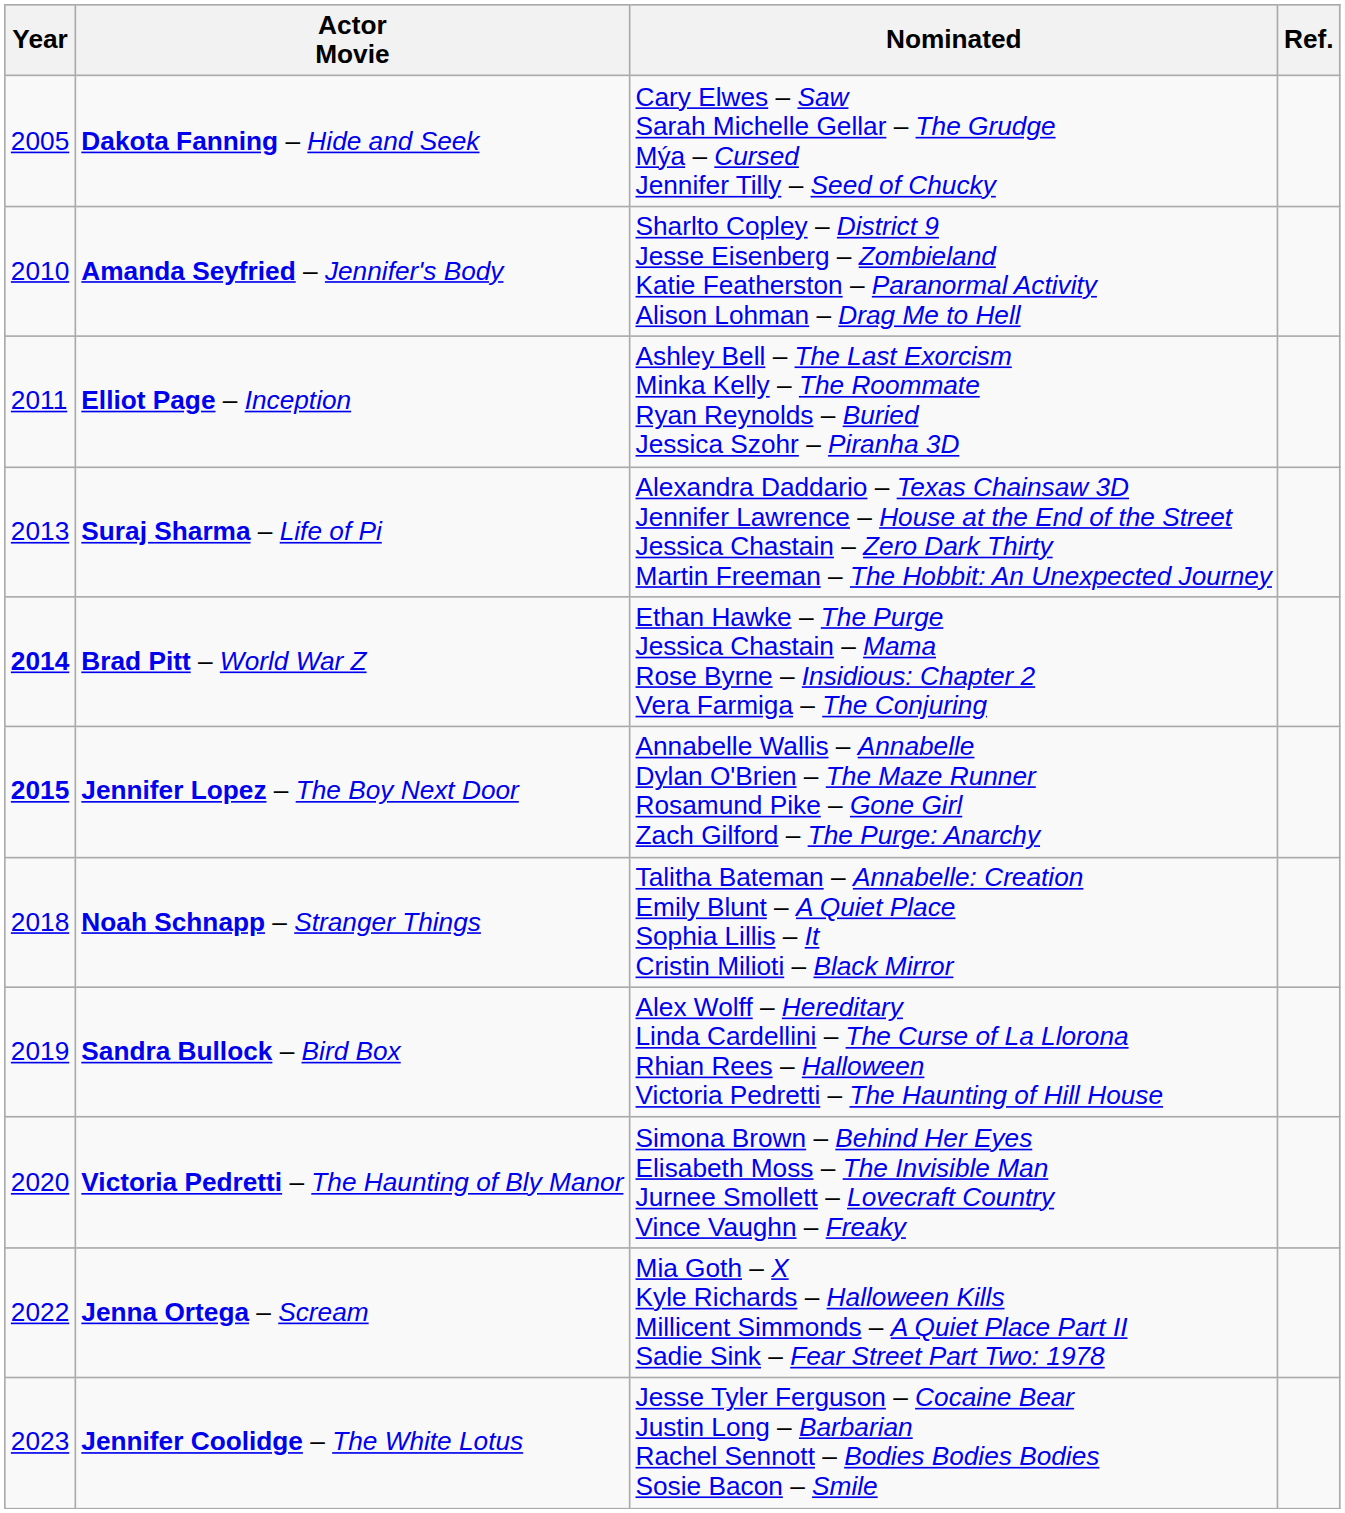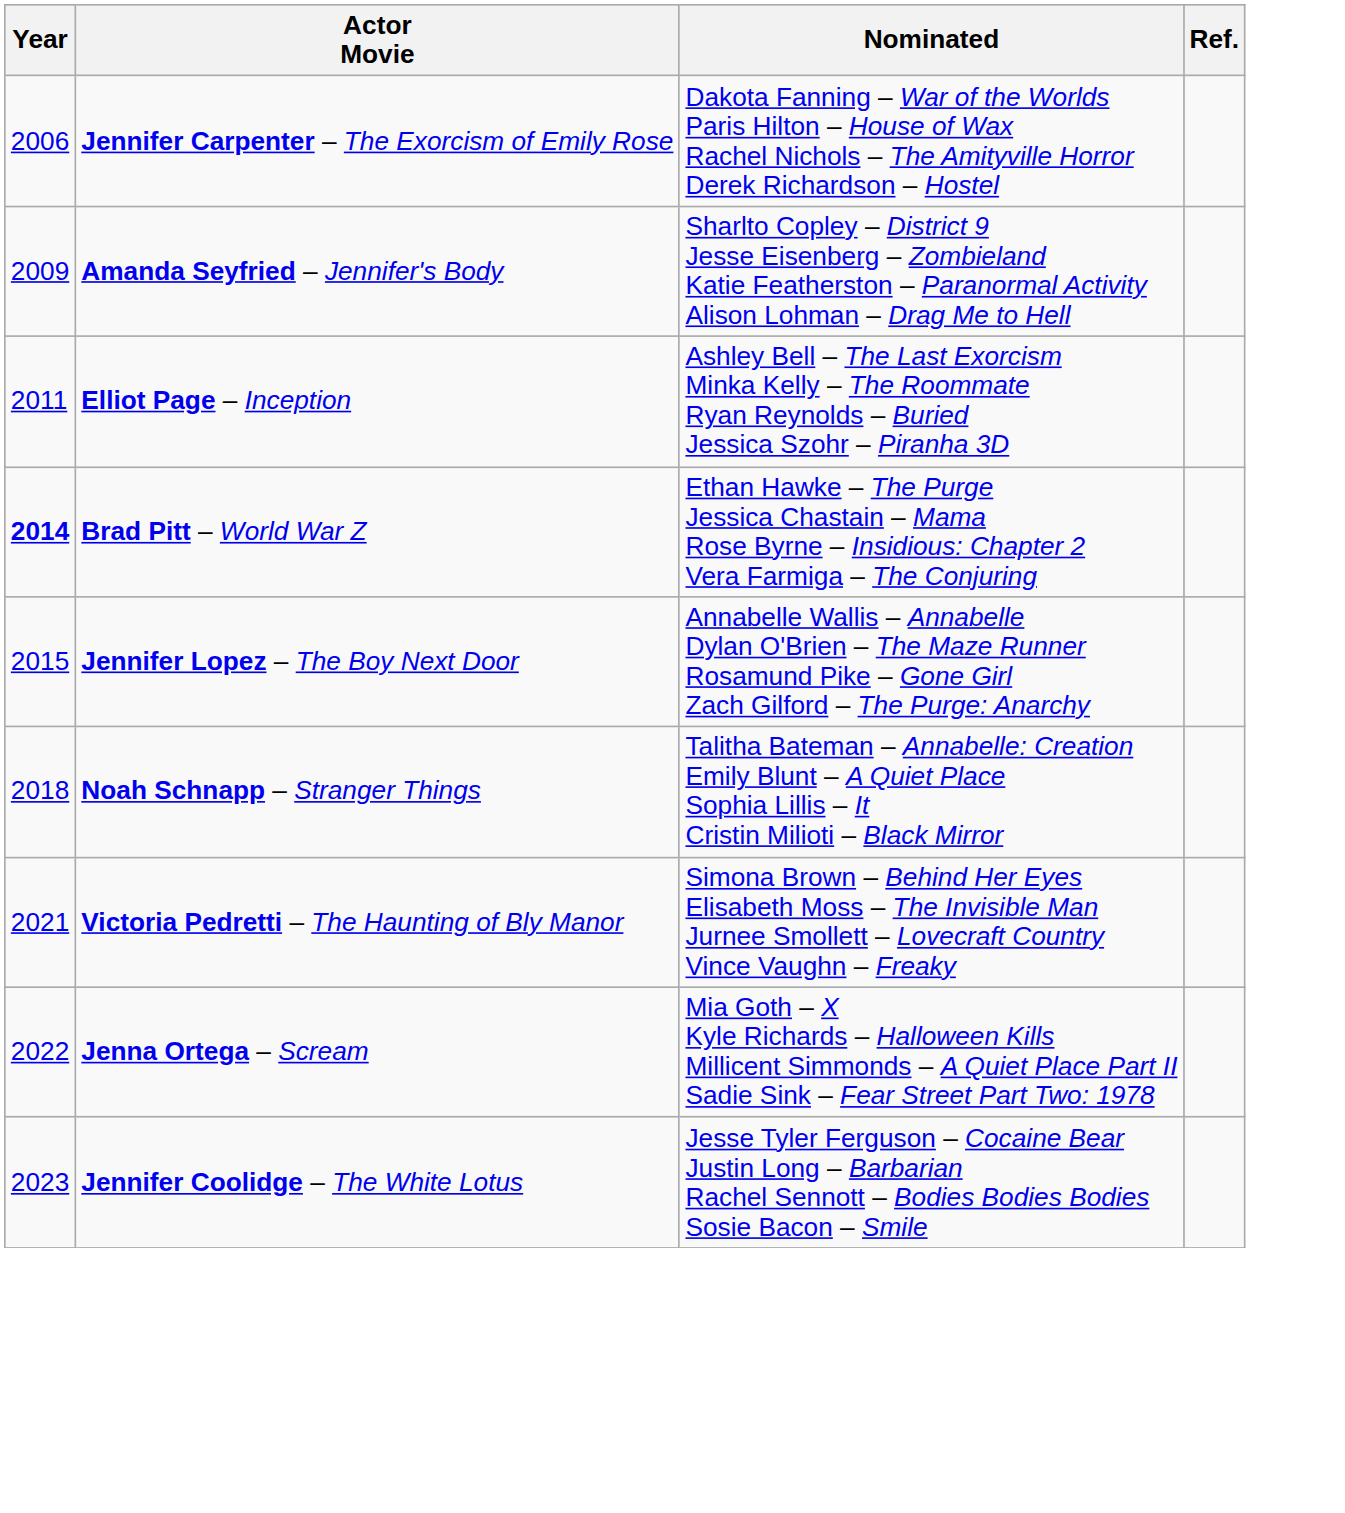- row: (280, 140)
+ row: (377, 140)
(40, 270) 2010 -> (40, 270) 2009
- row: (232, 531)
(40, 791) bold -> (40, 661) normal
- row: (241, 1051)
(40, 1182) 2020 -> (40, 921) 2021
